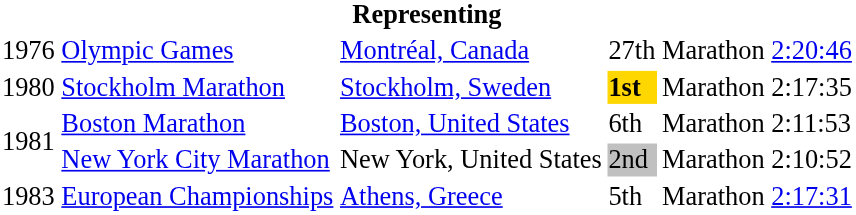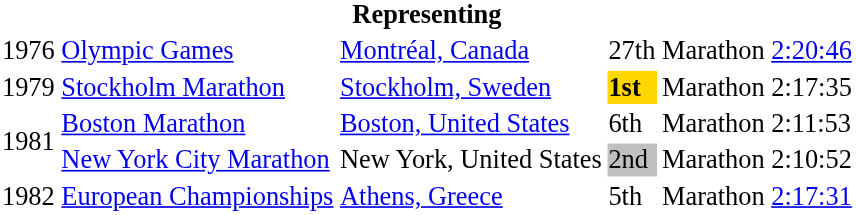(28, 87) 1980 -> (28, 87) 1979
(28, 195) 1983 -> (28, 195) 1982
